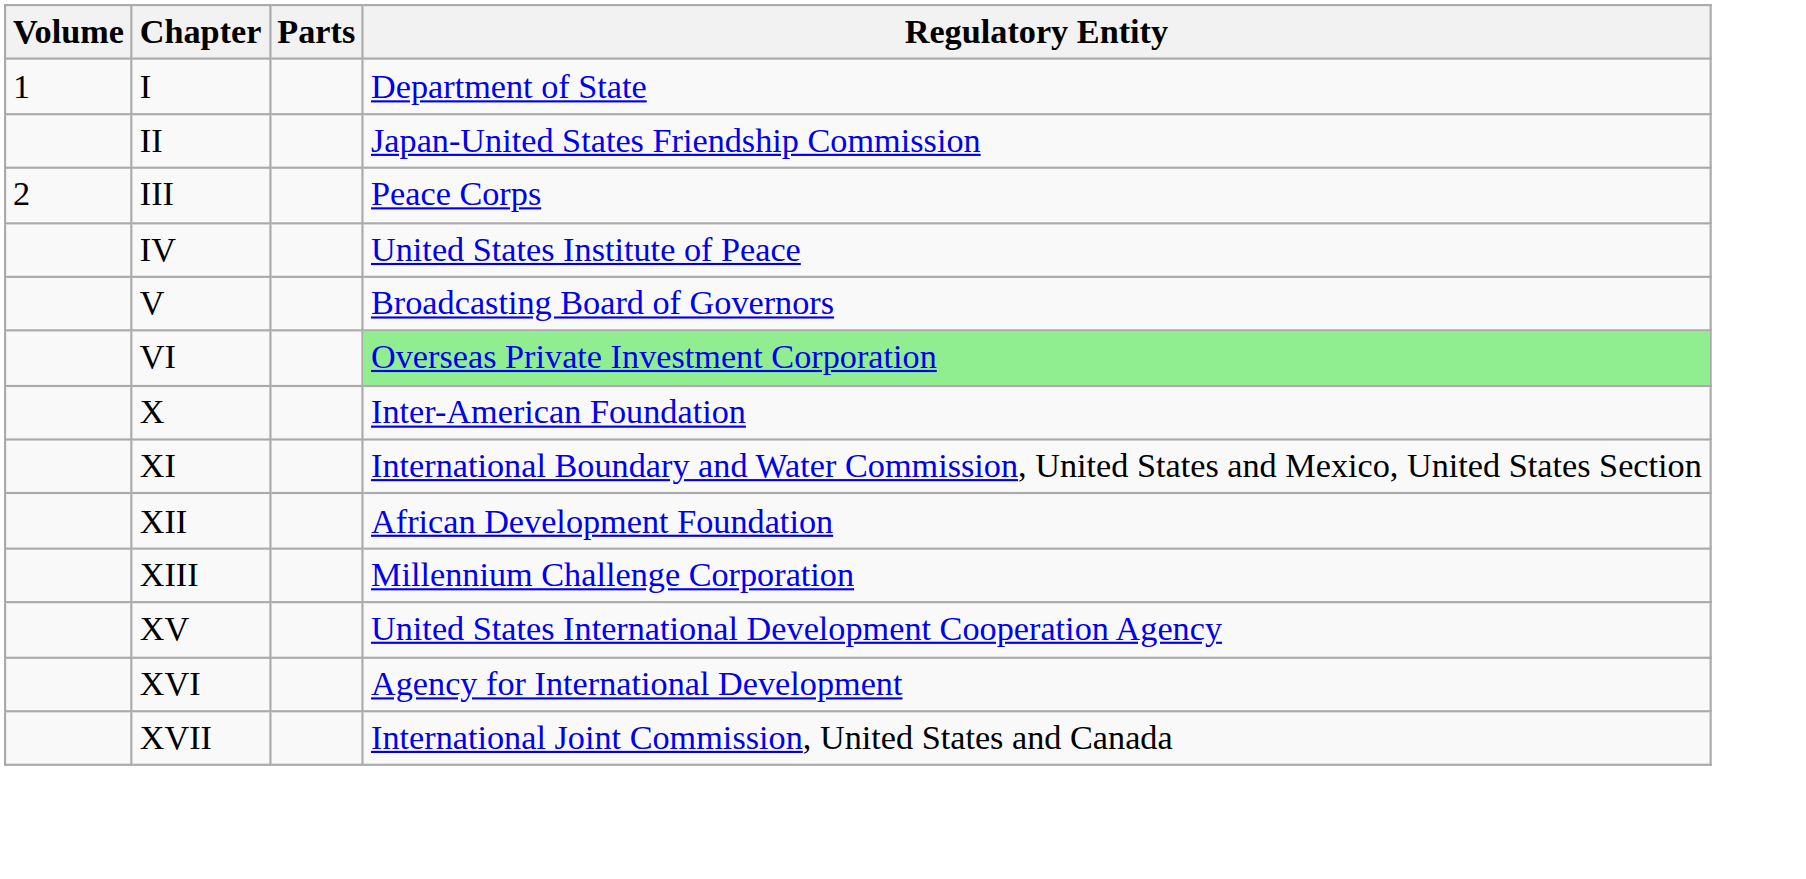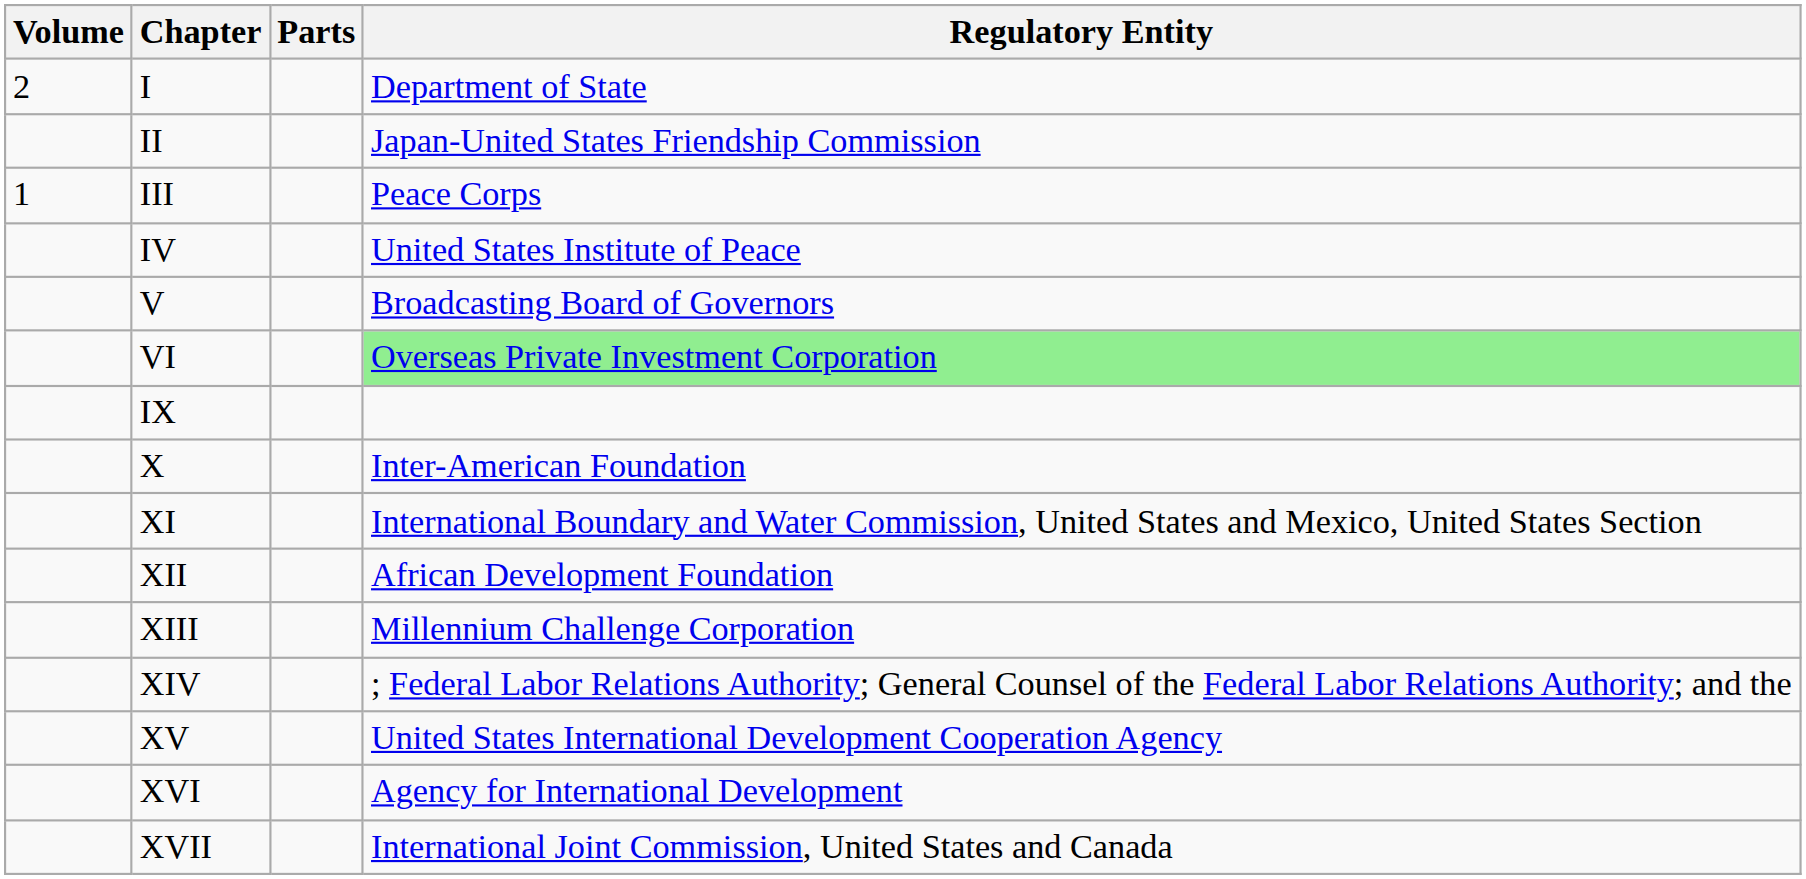(22, 85) 1 -> (22, 85) 2
(22, 194) 2 -> (22, 194) 1
+ row: (158, 411)
+ row: (170, 683)
